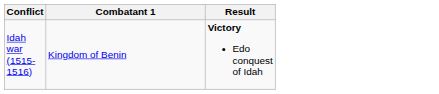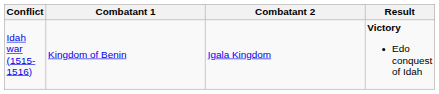+ column: (285, 12)
